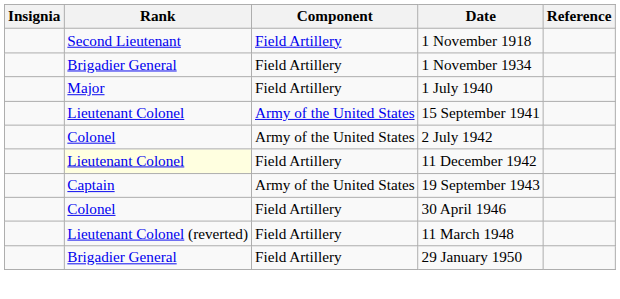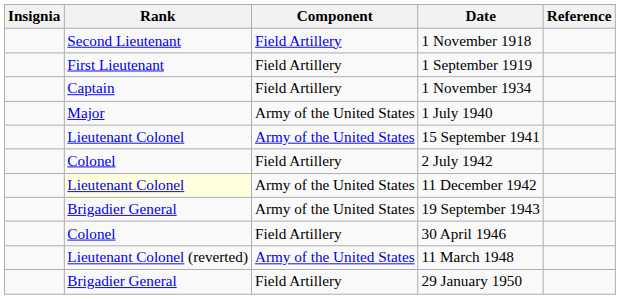+ row: (477, 64)
(122, 64) Brigadier General -> (91, 88) Captain
(298, 88) Field Artillery -> (335, 112) Army of the United States
(335, 137) Army of the United States -> (298, 161) Field Artillery
(298, 161) Field Artillery -> (335, 185) Army of the United States
(91, 185) Captain -> (122, 209) Brigadier General
(298, 233) Field Artillery -> (335, 257) Army of the United States
